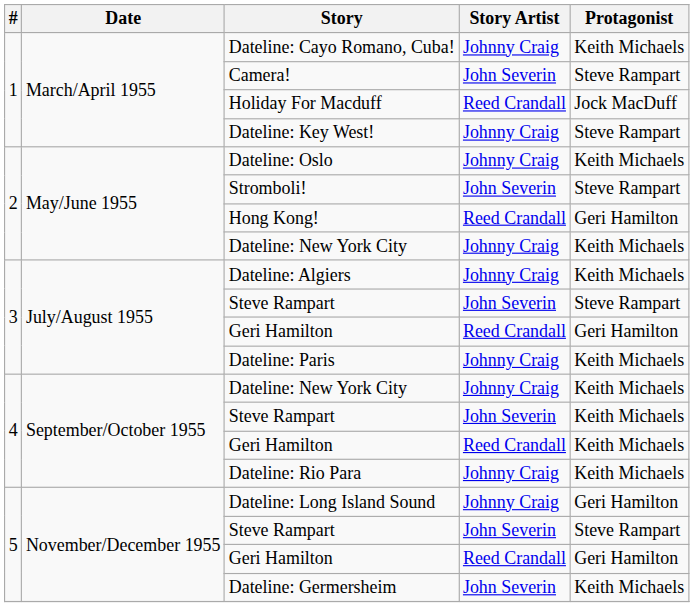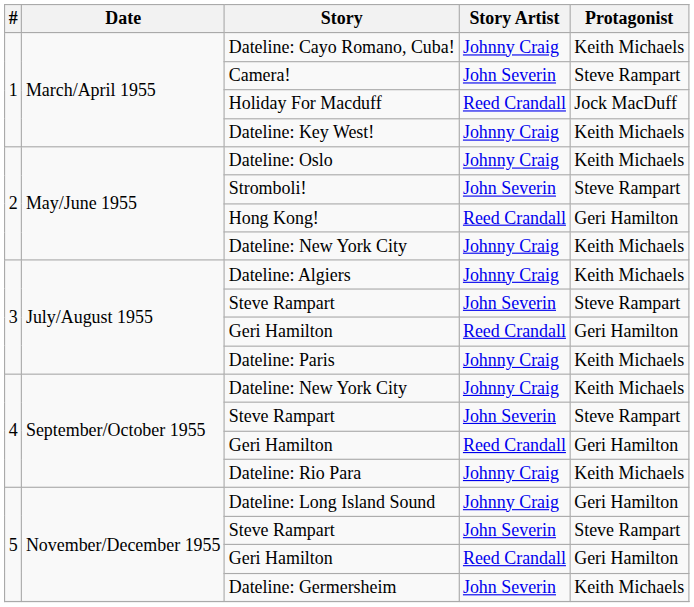(627, 132) Steve Rampart -> (629, 132) Keith Michaels
(629, 416) Keith Michaels -> (627, 416) Steve Rampart
(629, 445) Keith Michaels -> (626, 445) Geri Hamilton
